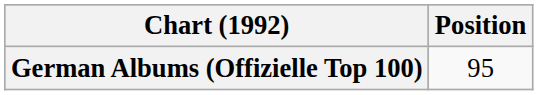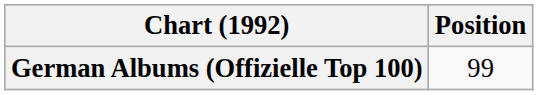(481, 67) 95 -> (481, 67) 99
